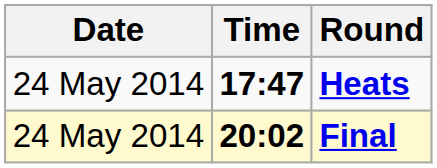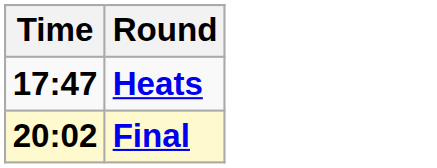- column: (108, 30)
